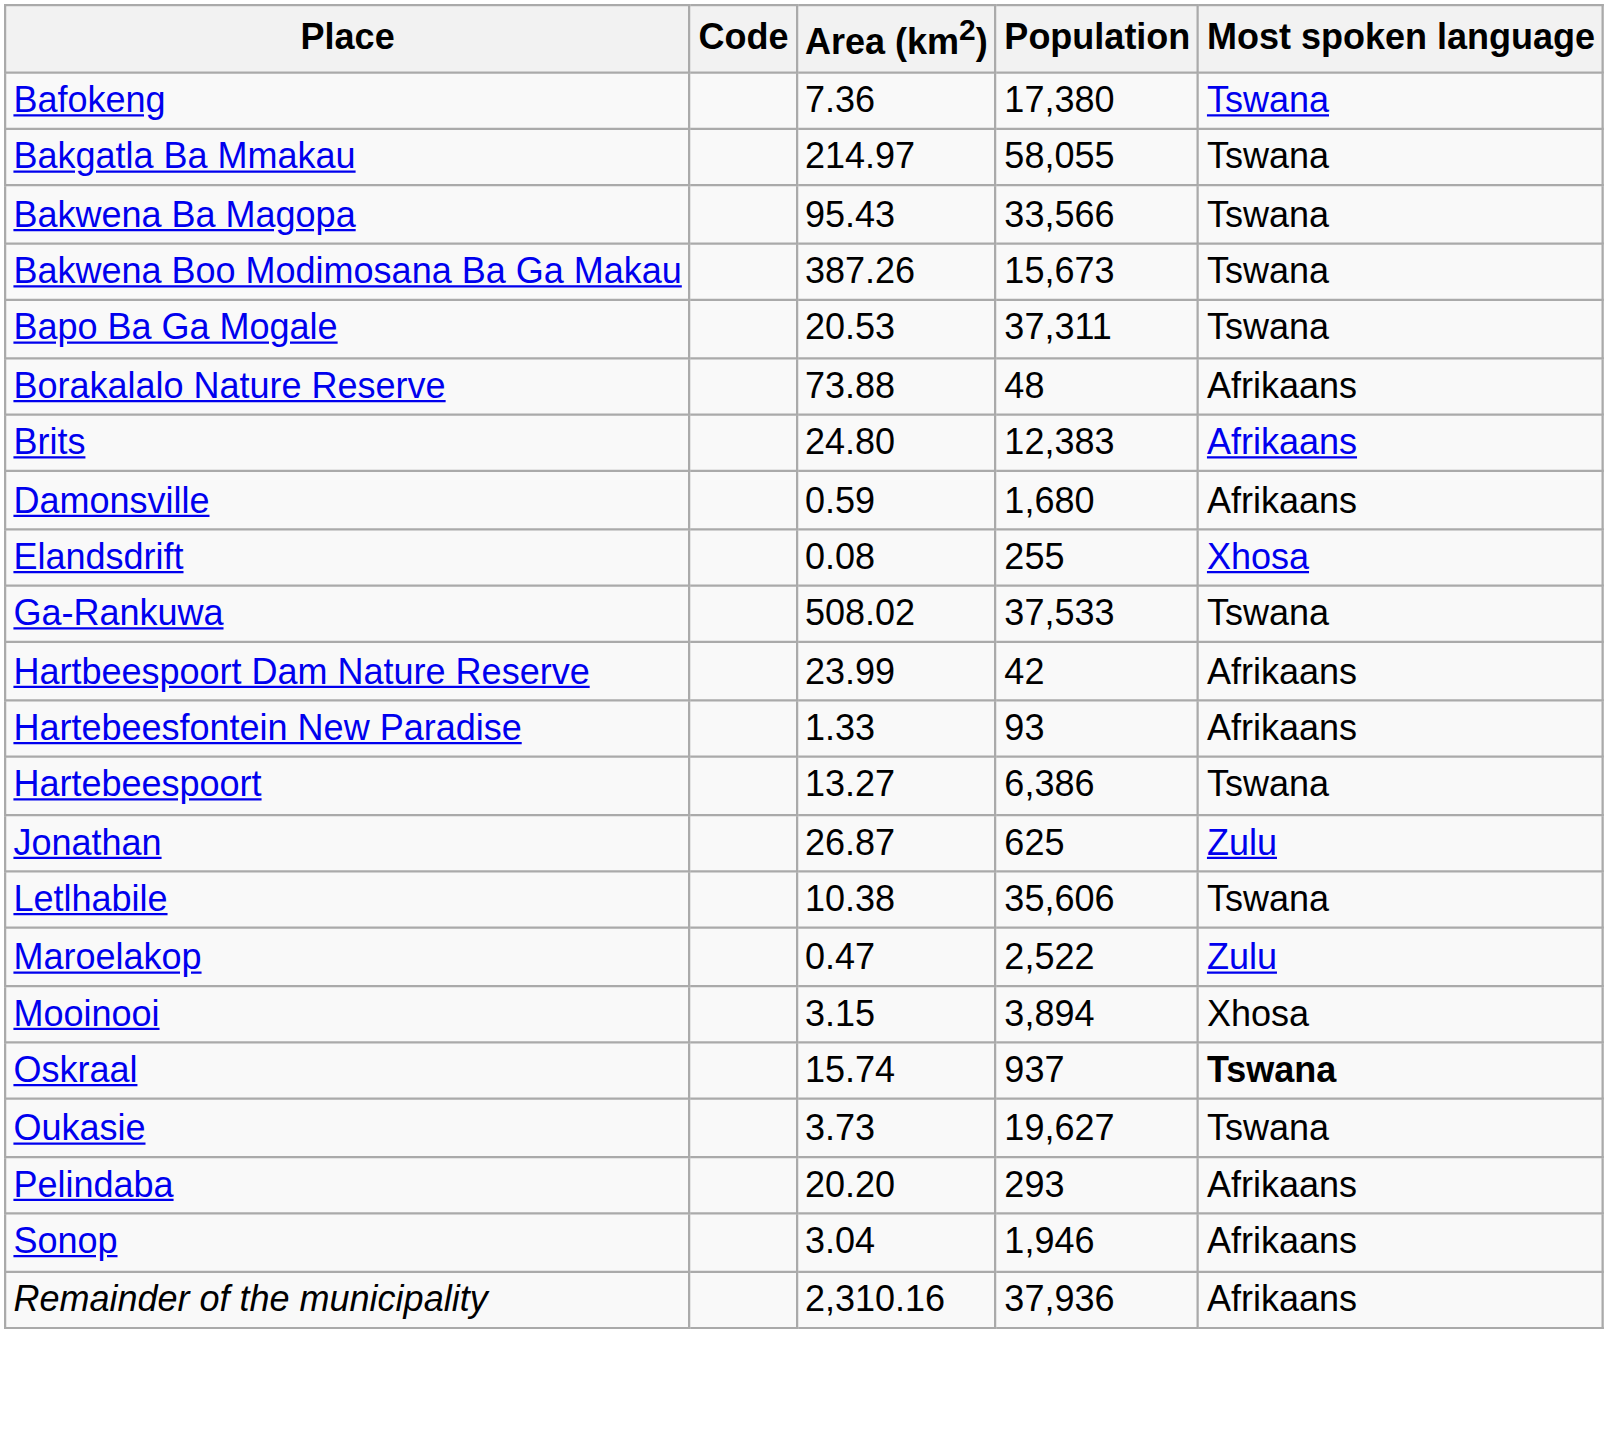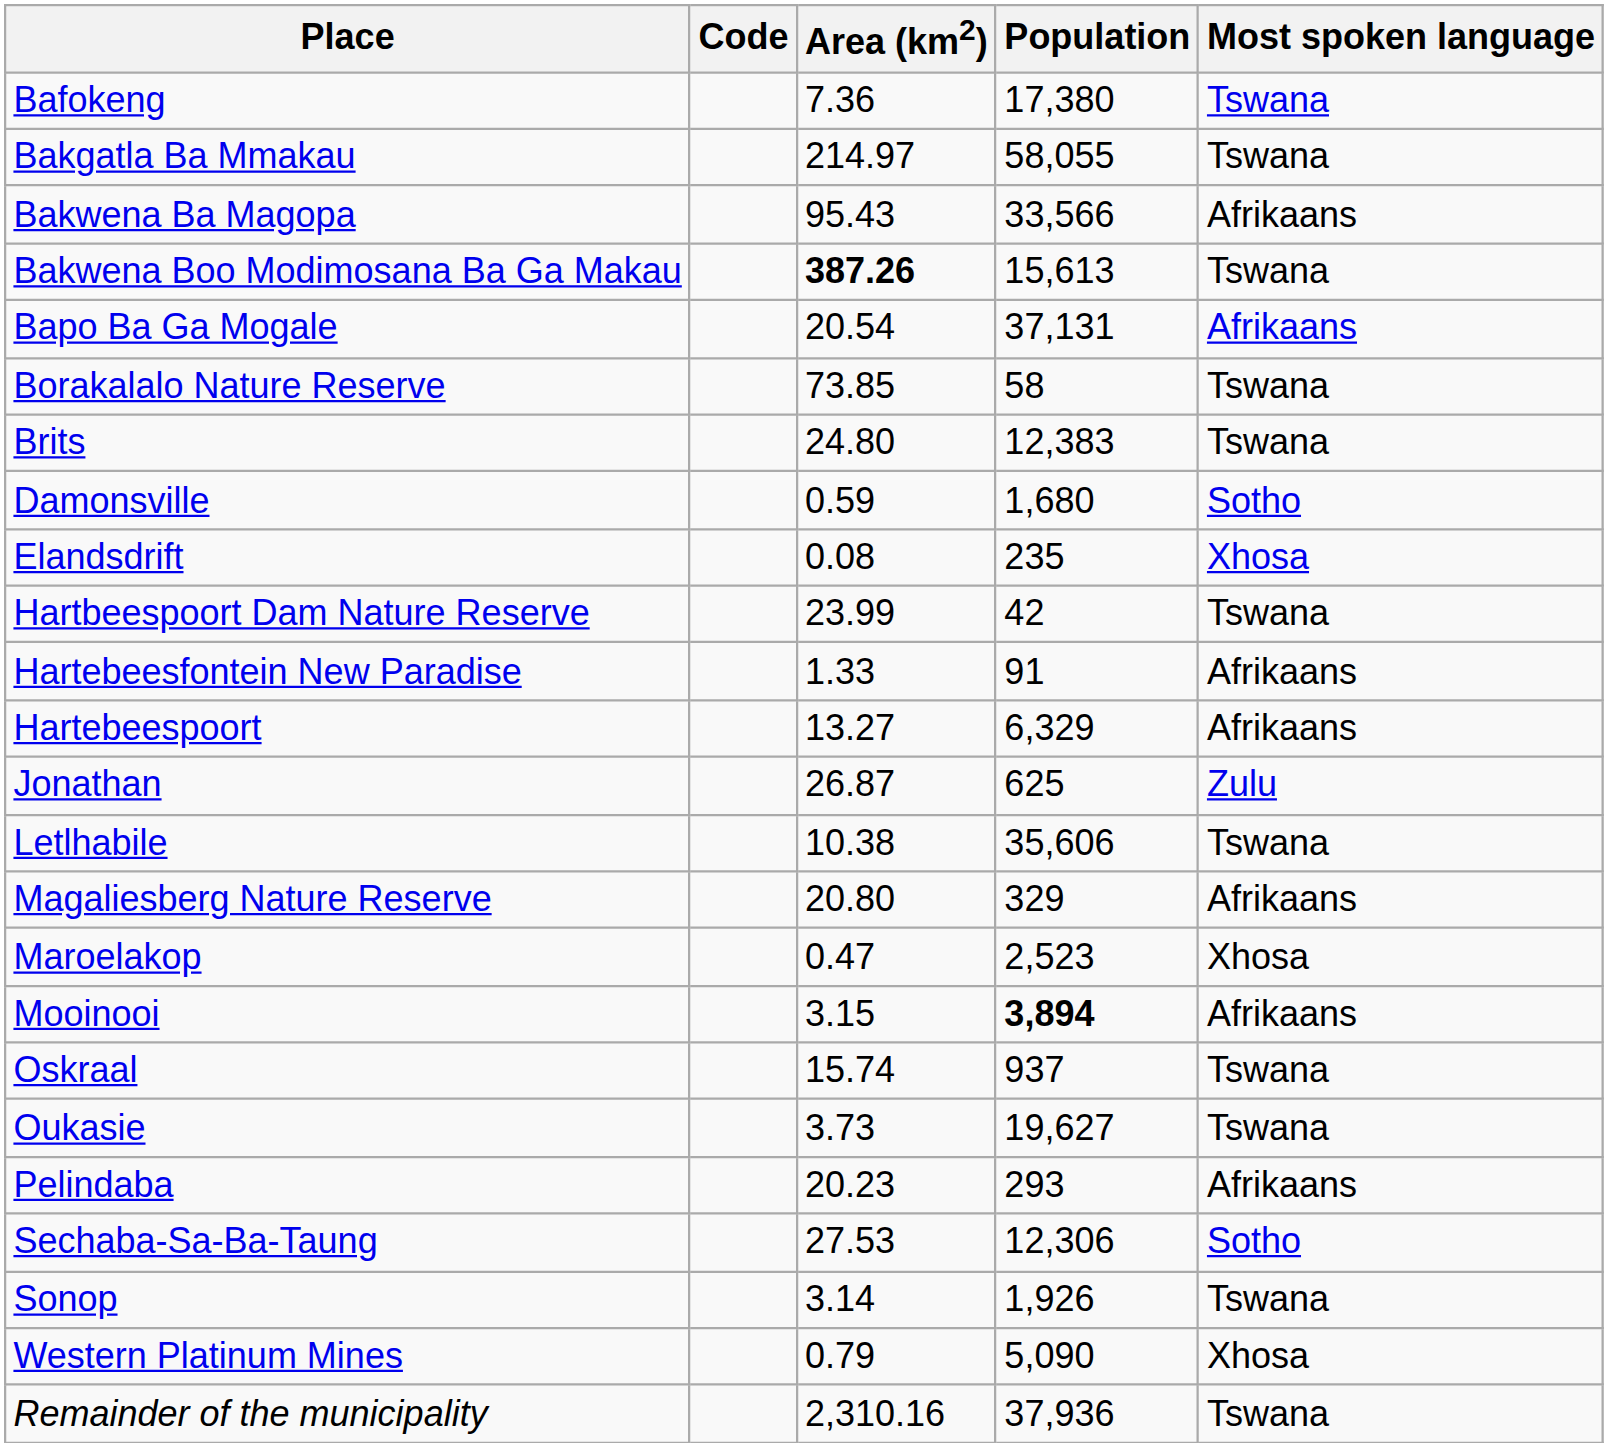(1268, 214) Tswana -> (1282, 214) Afrikaans
(860, 271) normal -> (860, 271) bold
(1059, 271) 15,673 -> (1059, 271) 15,613
(850, 328) 20.53 -> (850, 328) 20.54
(1058, 328) 37,311 -> (1059, 328) 37,131
(1268, 328) Tswana -> (1282, 328) Afrikaans
(850, 385) 73.88 -> (850, 385) 73.85
(1024, 385) 48 -> (1024, 385) 58
(1282, 385) Afrikaans -> (1268, 385) Tswana
(1282, 442) Afrikaans -> (1268, 442) Tswana
(1282, 499) Afrikaans -> (1254, 499) Sotho
(1034, 556) 255 -> (1034, 556) 235
- row: (118, 613)
(1282, 670) Afrikaans -> (1268, 613) Tswana
(1024, 727) 93 -> (1024, 670) 91
(1049, 785) 6,386 -> (1049, 727) 6,329
(1268, 785) Tswana -> (1282, 727) Afrikaans
+ row: (253, 899)
(1049, 956) 2,522 -> (1049, 956) 2,523
(1242, 956) Zulu -> (1258, 956) Xhosa
(1049, 1013) normal -> (1049, 1013) bold
(1258, 1013) Xhosa -> (1282, 1013) Afrikaans
(1272, 1070) bold -> (1268, 1070) normal
(850, 1184) 20.20 -> (850, 1184) 20.23
+ row: (196, 1241)
(840, 1241) 3.04 -> (840, 1298) 3.14
(1049, 1241) 1,946 -> (1049, 1298) 1,926
(1282, 1241) Afrikaans -> (1268, 1298) Tswana
+ row: (208, 1355)
(1282, 1298) Afrikaans -> (1268, 1413) Tswana
